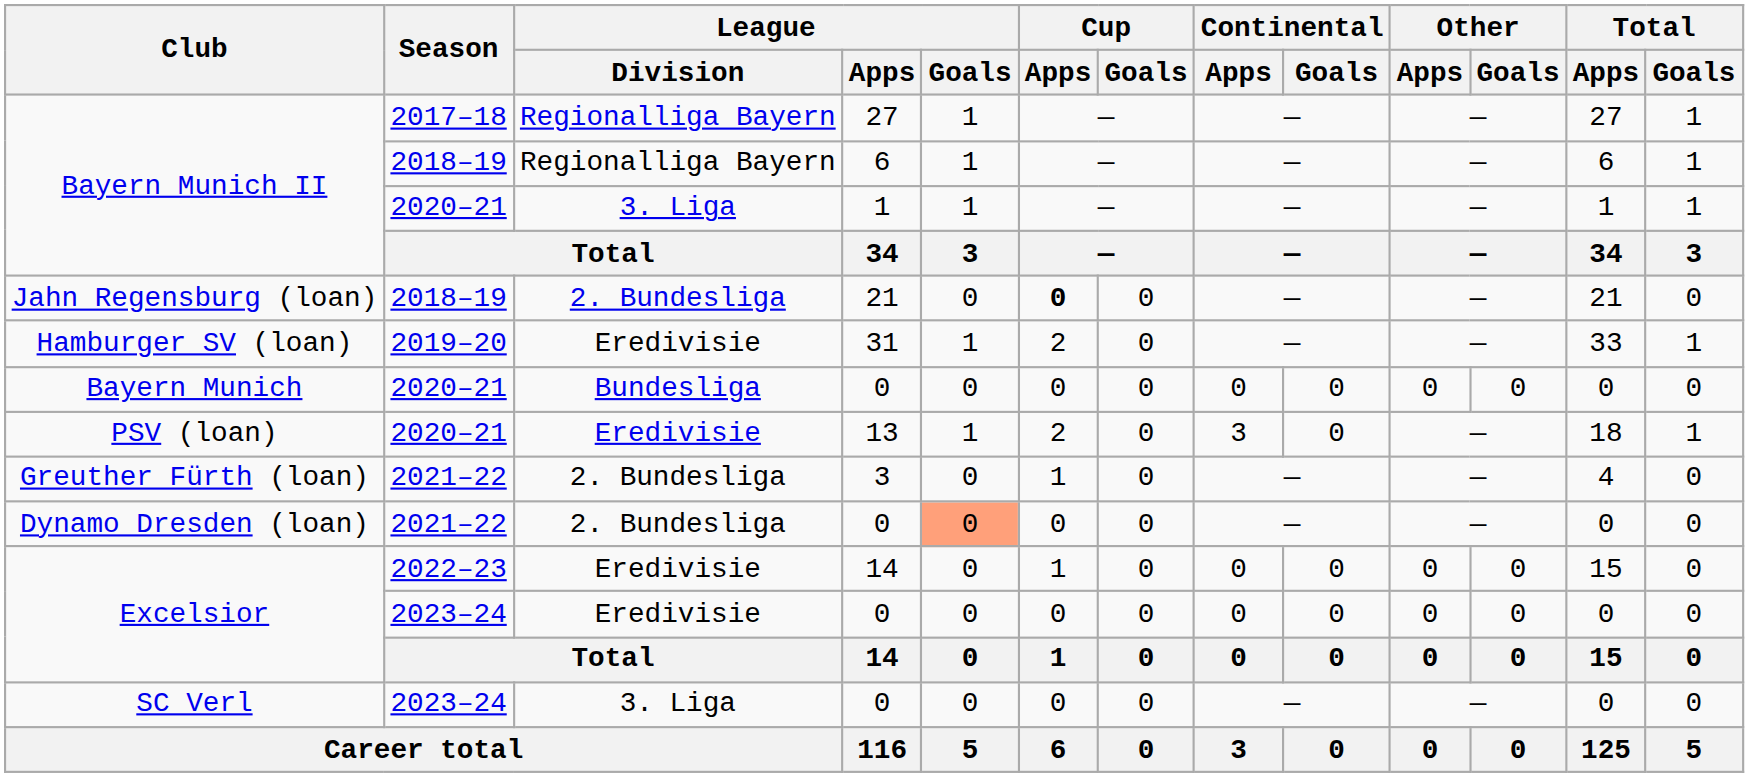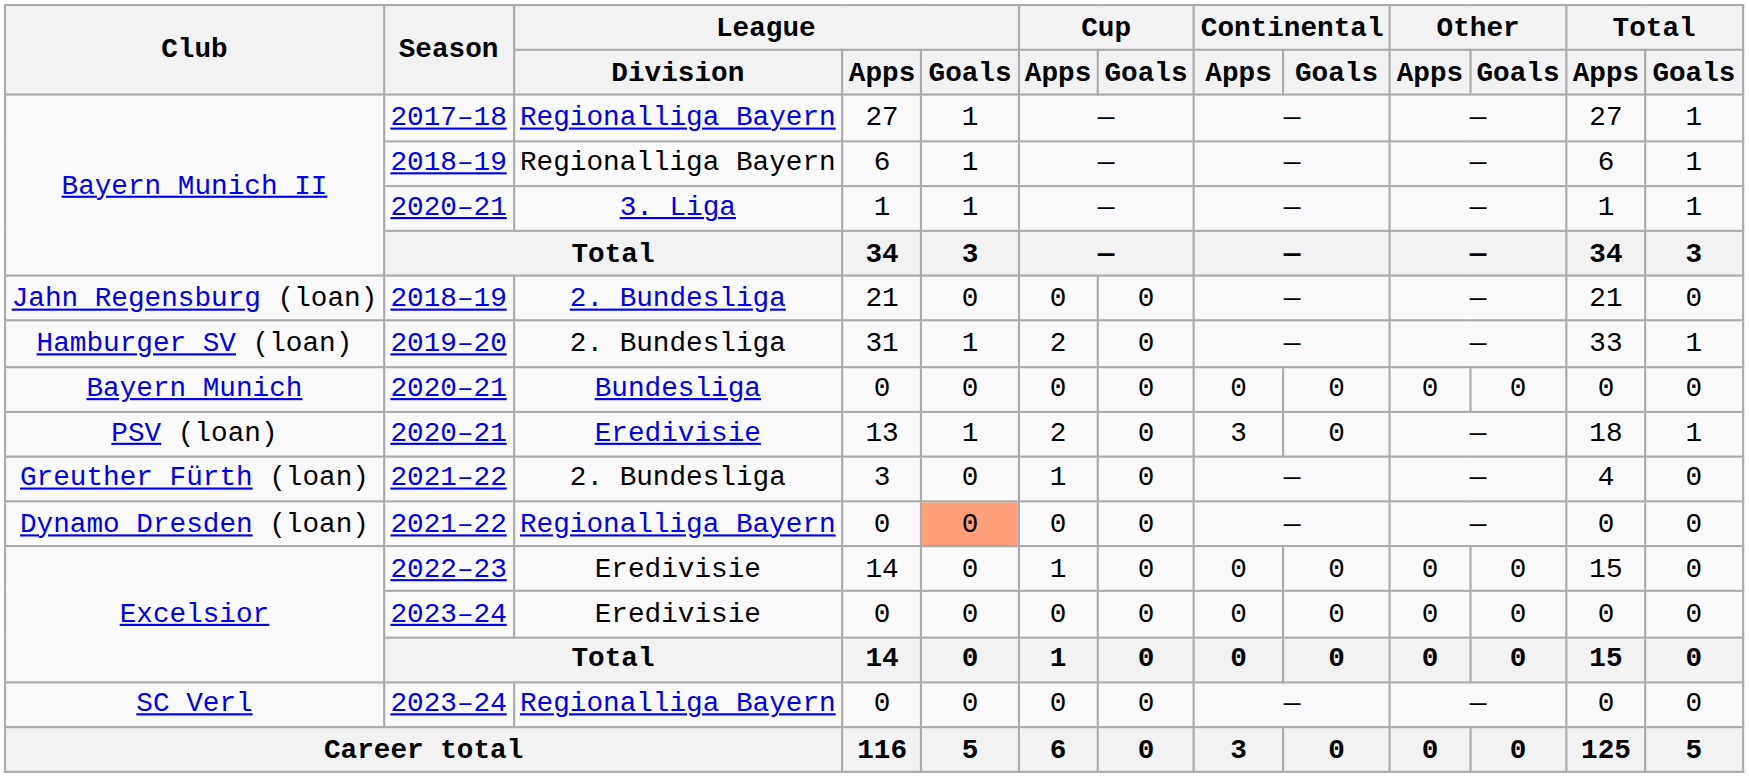(1058, 298) bold -> (1058, 298) normal
(678, 344) Eredivisie -> (678, 344) 2. Bundesliga
(678, 524) 2. Bundesliga -> (678, 524) Regionalliga Bayern
(678, 705) 3. Liga -> (678, 705) Regionalliga Bayern
